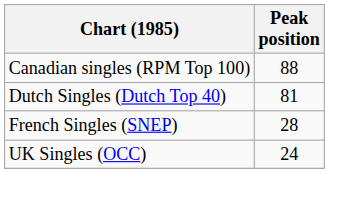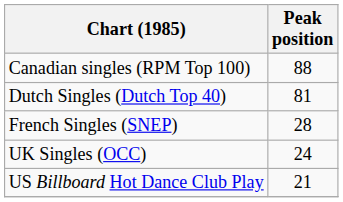+ row: (136, 182)
